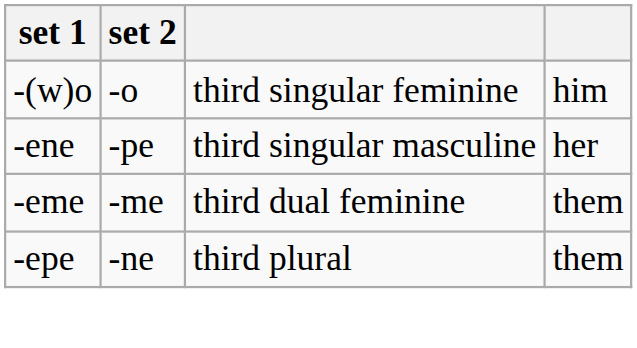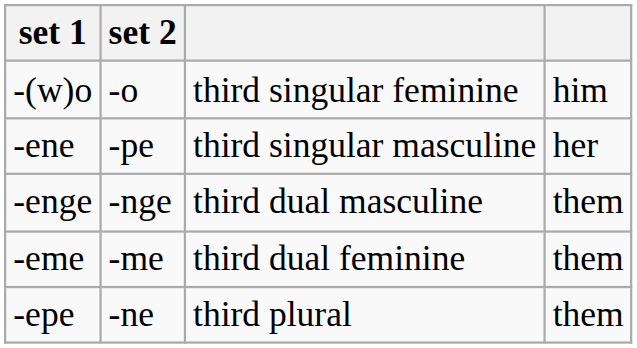+ row: (53, 201)
